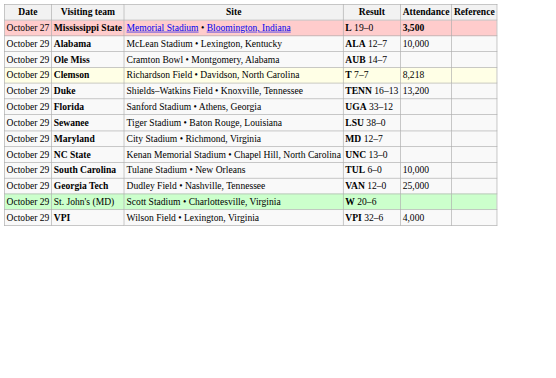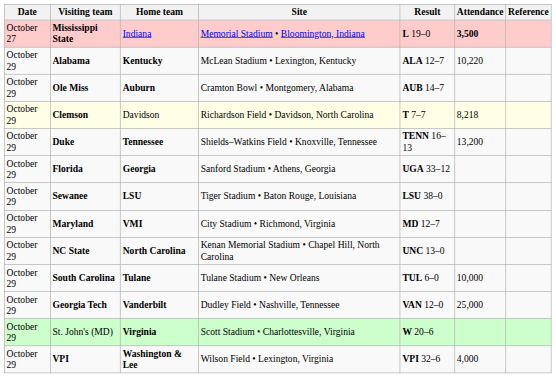+ column: (159, 12)
(416, 44) 10,000 -> (470, 61) 10,220
